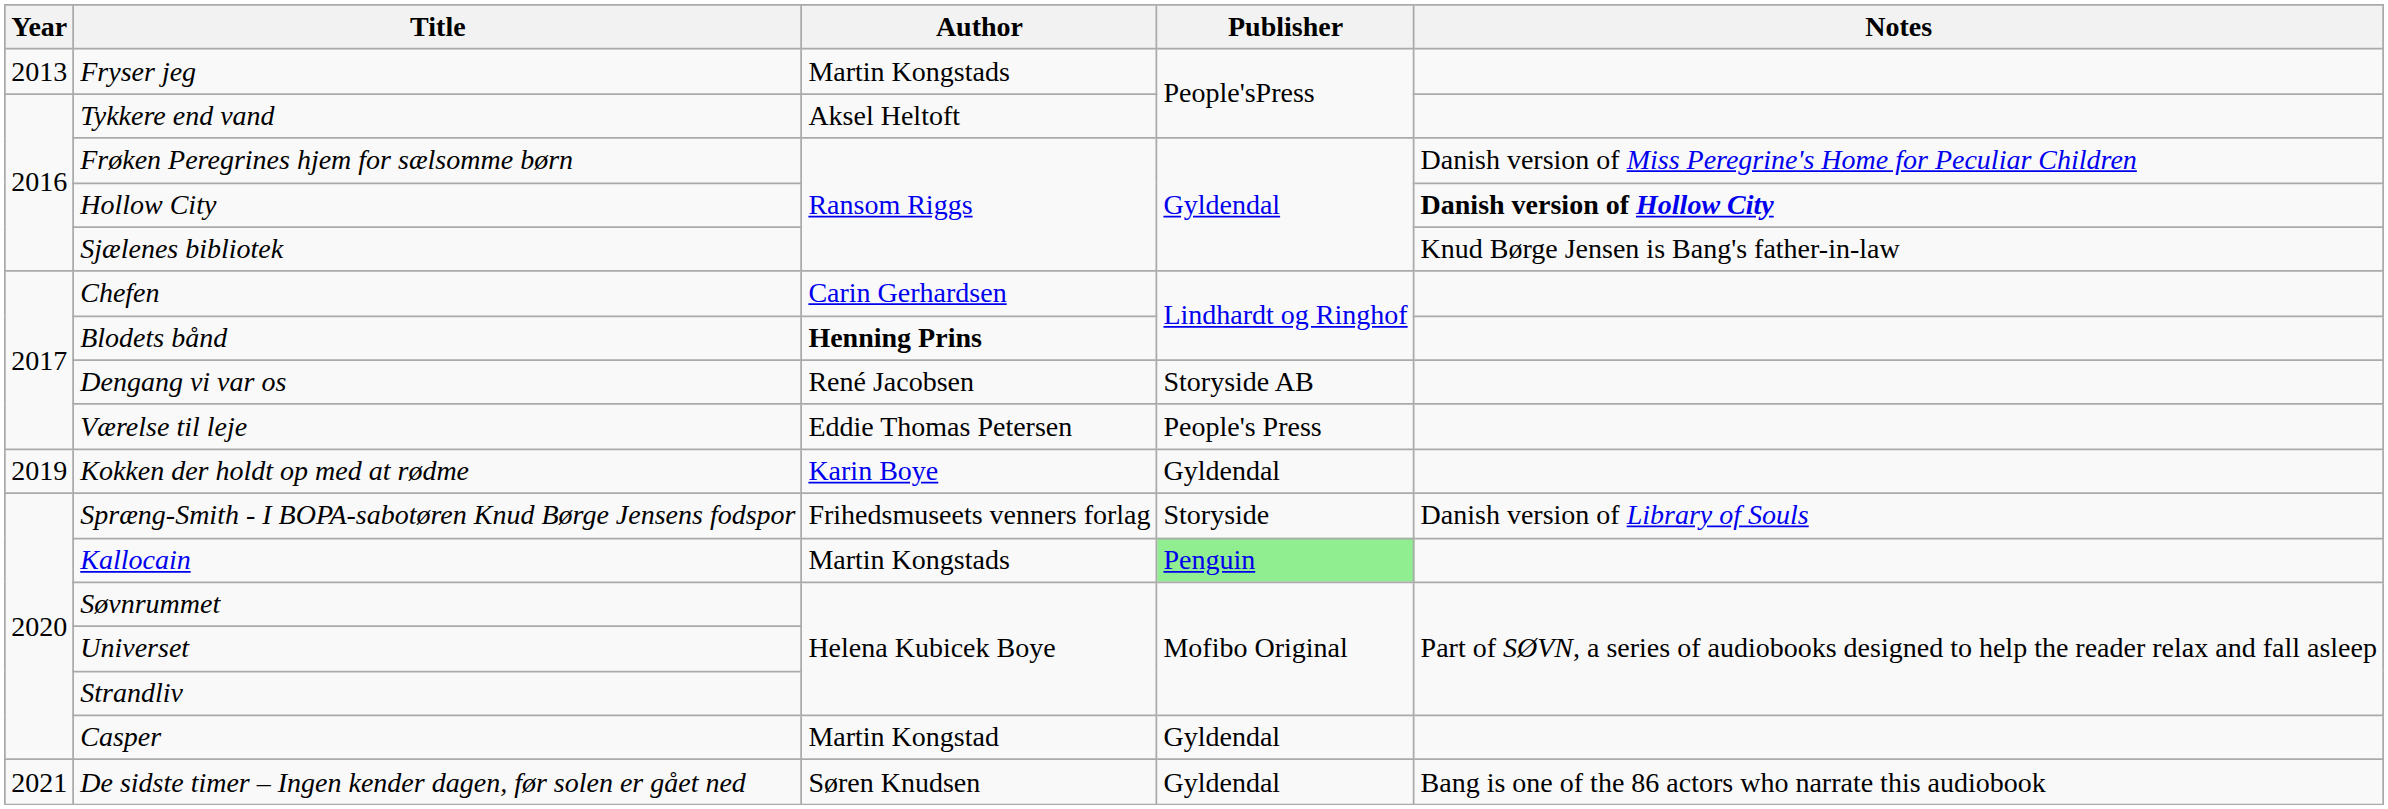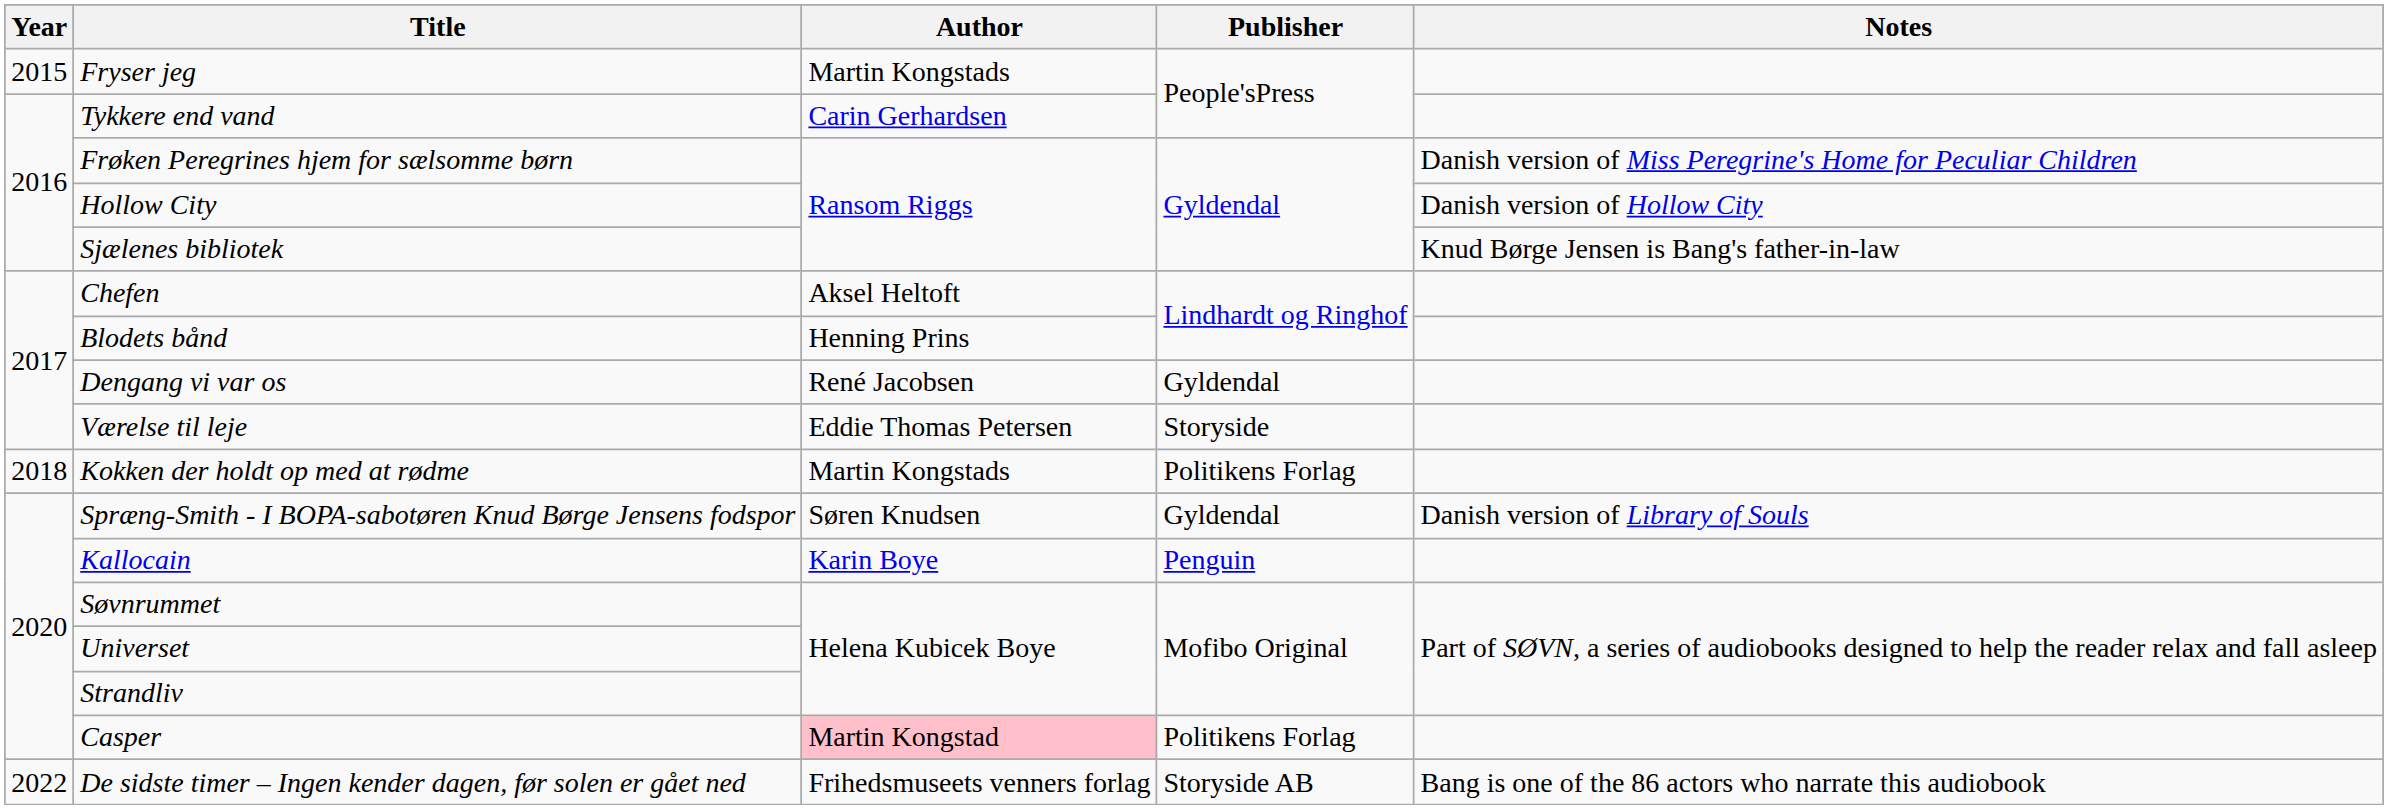(39, 71) 2013 -> (39, 71) 2015
(884, 115) Aksel Heltoft -> (908, 115) Carin Gerhardsen
(1597, 204) bold -> (1592, 204) normal
(908, 293) Carin Gerhardsen -> (884, 293) Aksel Heltoft
(895, 337) bold -> (889, 337) normal
(1239, 381) Storyside AB -> (1222, 381) Gyldendal
(1243, 426) People's Press -> (1216, 426) Storyside
(39, 470) 2019 -> (39, 470) 2018
(873, 470) Karin Boye -> (909, 470) Martin Kongstads
(1222, 470) Gyldendal -> (1260, 470) Politikens Forlag
(979, 515) Frihedsmuseets venners forlag -> (894, 515) Søren Knudsen
(1216, 515) Storyside -> (1222, 515) Gyldendal
(909, 559) Martin Kongstads -> (873, 559) Karin Boye
(1209, 559) lightgreen background -> (1209, 559) no background
(904, 737) no background -> (904, 737) pink background
(1222, 737) Gyldendal -> (1260, 737) Politikens Forlag
(39, 781) 2021 -> (39, 781) 2022
(894, 781) Søren Knudsen -> (979, 781) Frihedsmuseets venners forlag
(1222, 781) Gyldendal -> (1239, 781) Storyside AB
